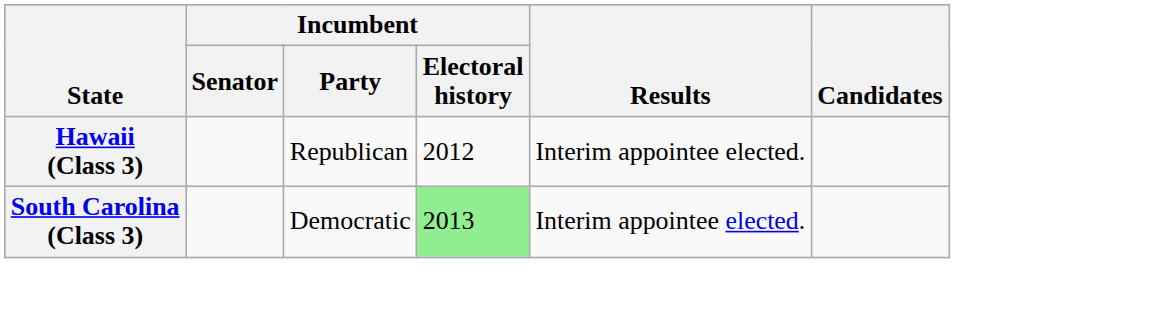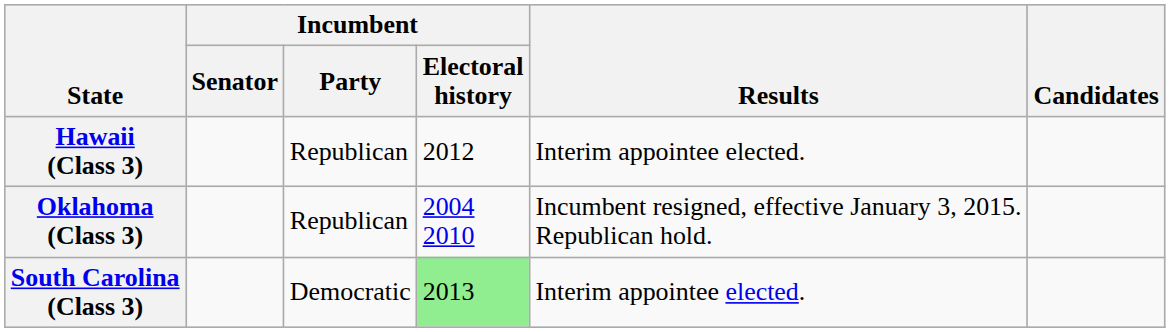+ row: (95, 221)
